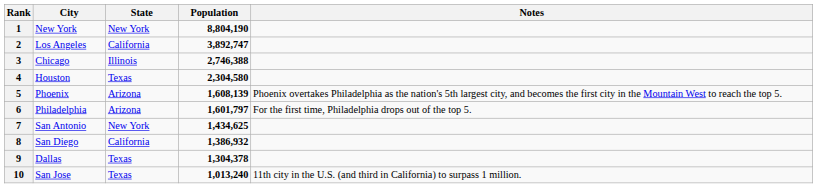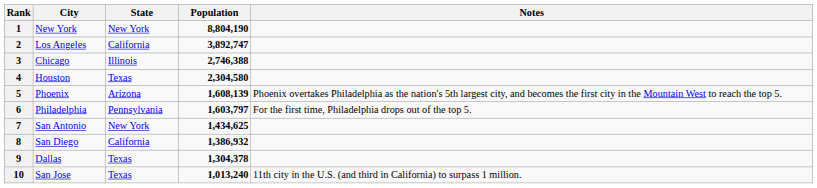(124, 110) Arizona -> (135, 110) Pennsylvania
(228, 110) 1,601,797 -> (228, 110) 1,603,797
